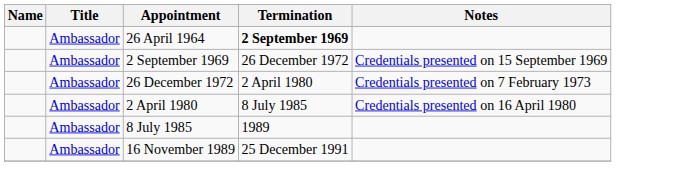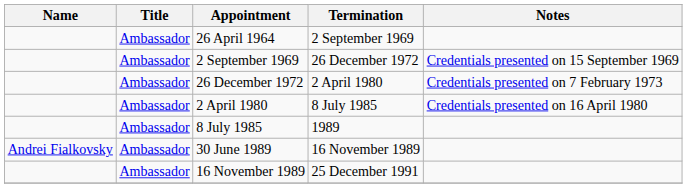(295, 37) bold -> (363, 37) normal
+ row: (234, 149)
